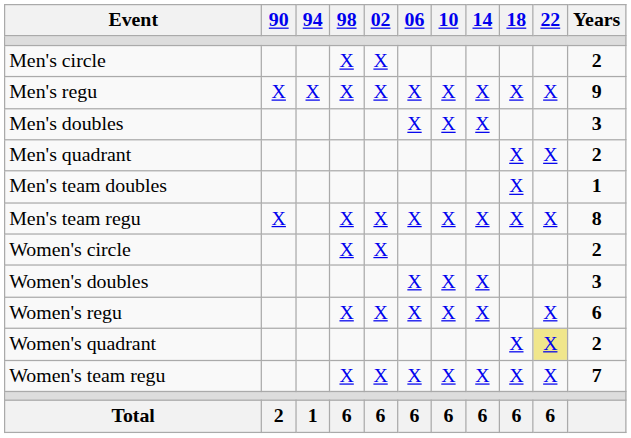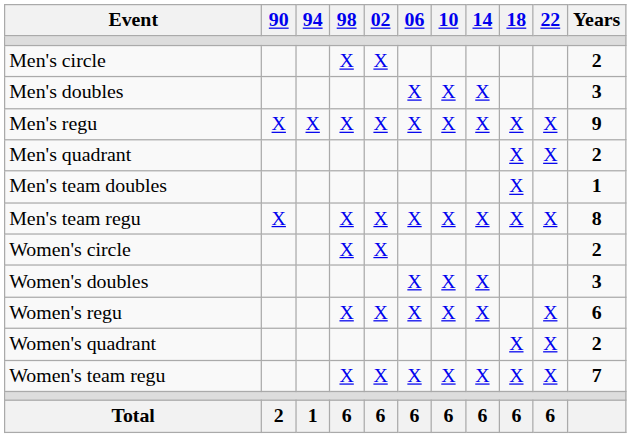rows swapped: (66, 123) <-> (53, 92)
(550, 344) khaki background -> (550, 344) no background
